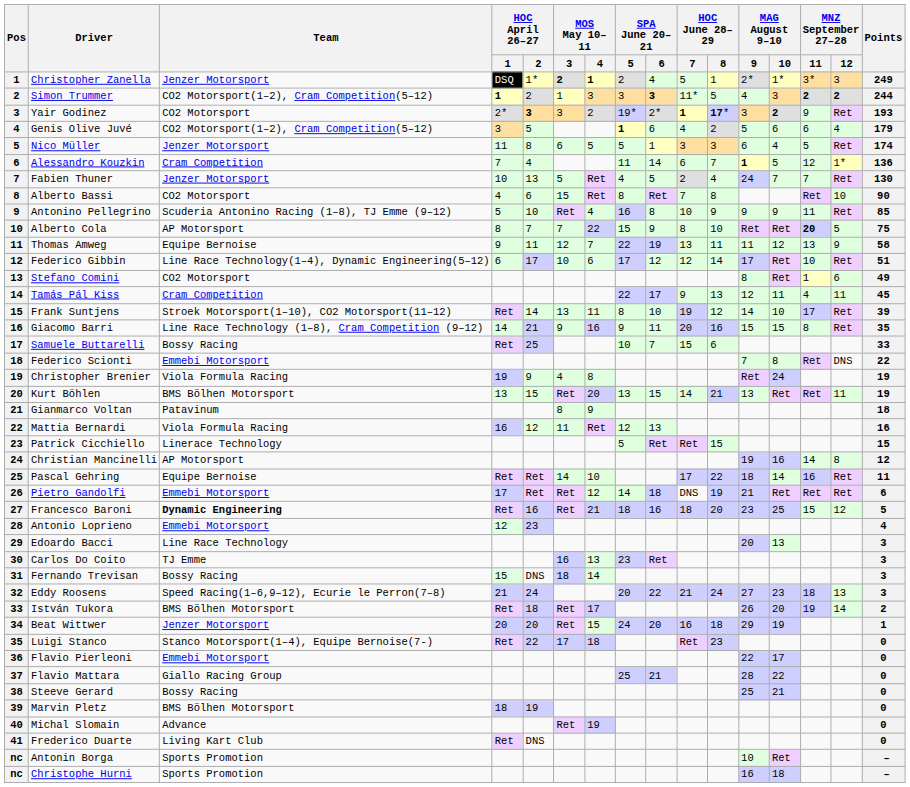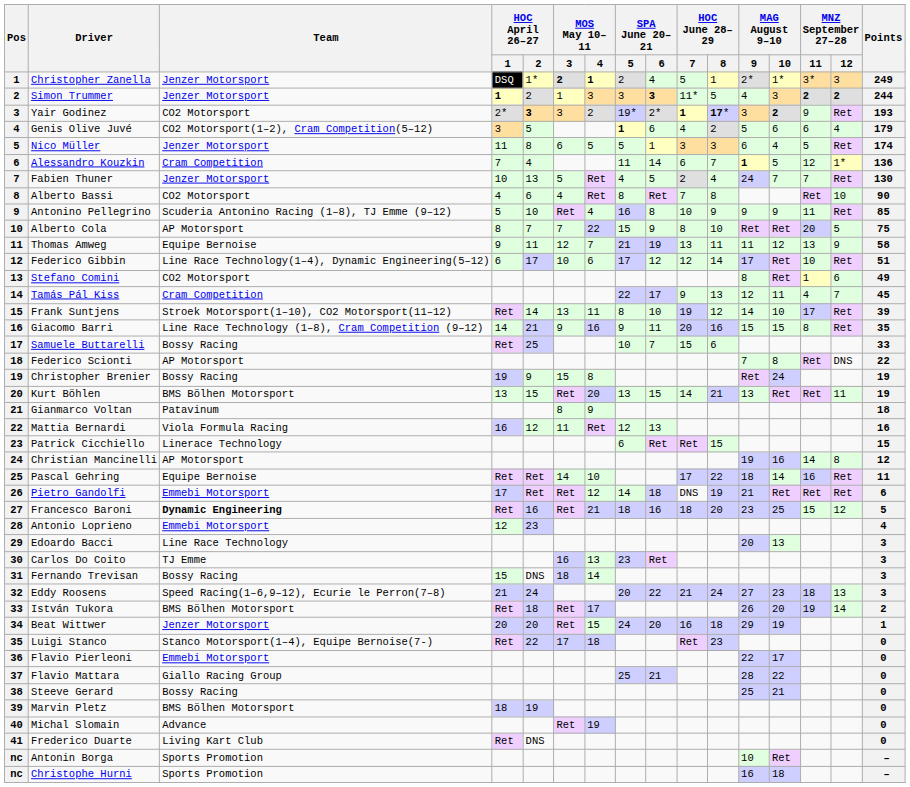(298, 97) CO2 Motorsport(1–2), Cram Competition(5–12) -> (216, 97) Jenzer Motorsport
(563, 196) 15 -> (560, 196) 4
(809, 229) bold -> (809, 229) normal
(624, 245) 22 -> (624, 245) 21
(840, 295) 11 -> (837, 295) 7
(216, 361) Emmebi Motorsport -> (203, 361) AP Motorsport
(225, 378) Viola Formula Racing -> (200, 378) Bossy Racing
(560, 378) 4 -> (563, 378) 15
(621, 444) 5 -> (621, 444) 6
